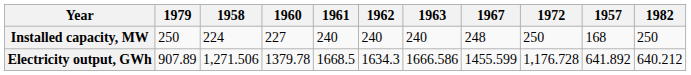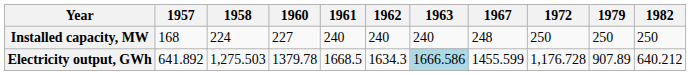columns swapped: (608, 15) <-> (177, 15)
(231, 59) 1,271.506 -> (238, 59) 1,275.503
(432, 59) no background -> (439, 59) lightblue background
